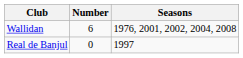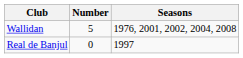(90, 28) 6 -> (90, 28) 5
